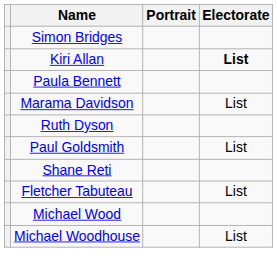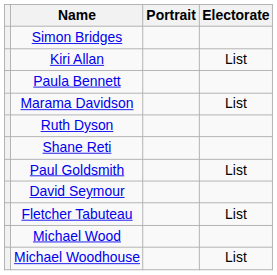(236, 59) bold -> (236, 59) normal
rows swapped: (77, 147) <-> (77, 170)
+ row: (77, 192)
